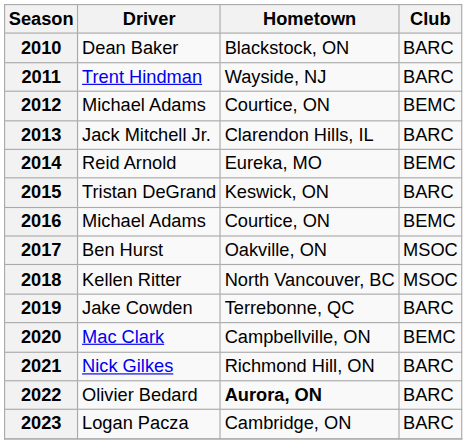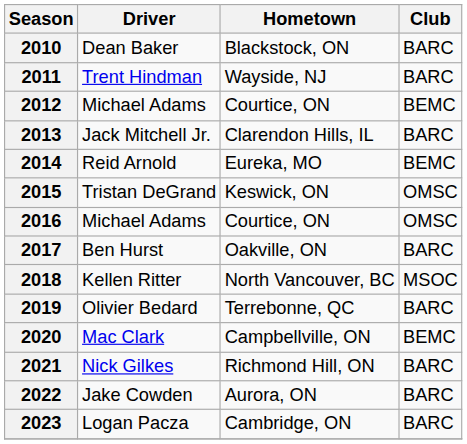(428, 192) BARC -> (430, 192) OMSC
(429, 221) BEMC -> (430, 221) OMSC
(430, 250) MSOC -> (428, 250) BARC
(137, 308) Jake Cowden -> (140, 308) Olivier Bedard
(140, 395) Olivier Bedard -> (137, 395) Jake Cowden
(273, 395) bold -> (271, 395) normal
